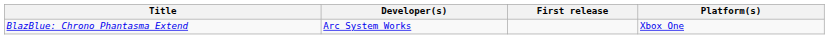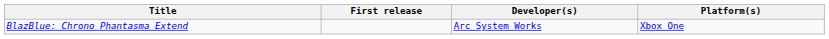columns swapped: (573, 12) <-> (414, 12)
